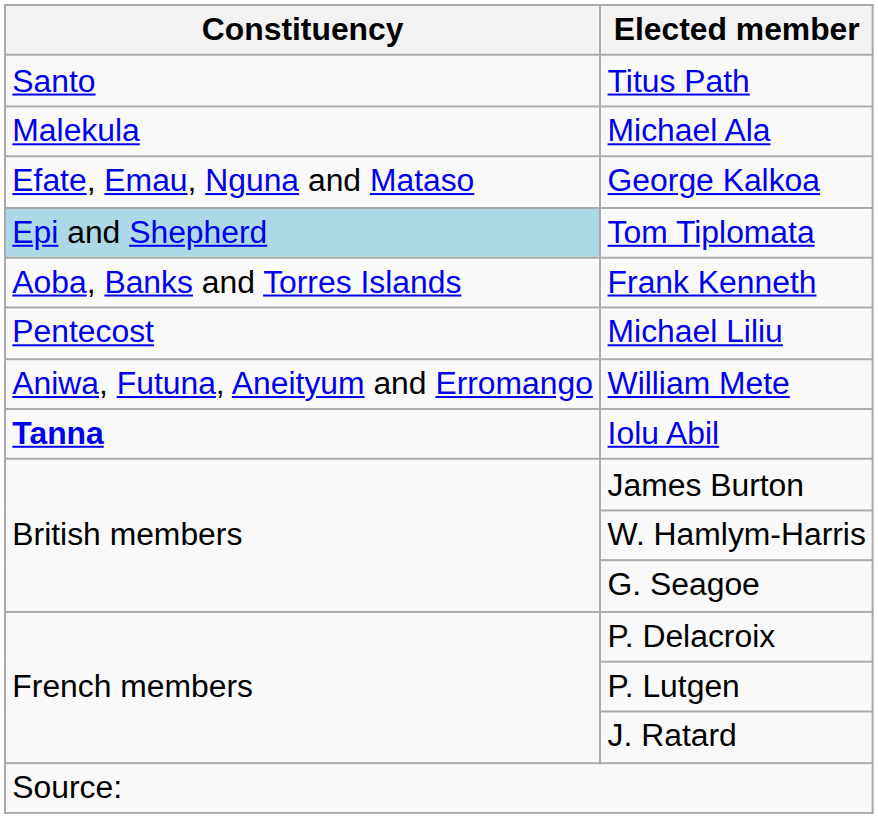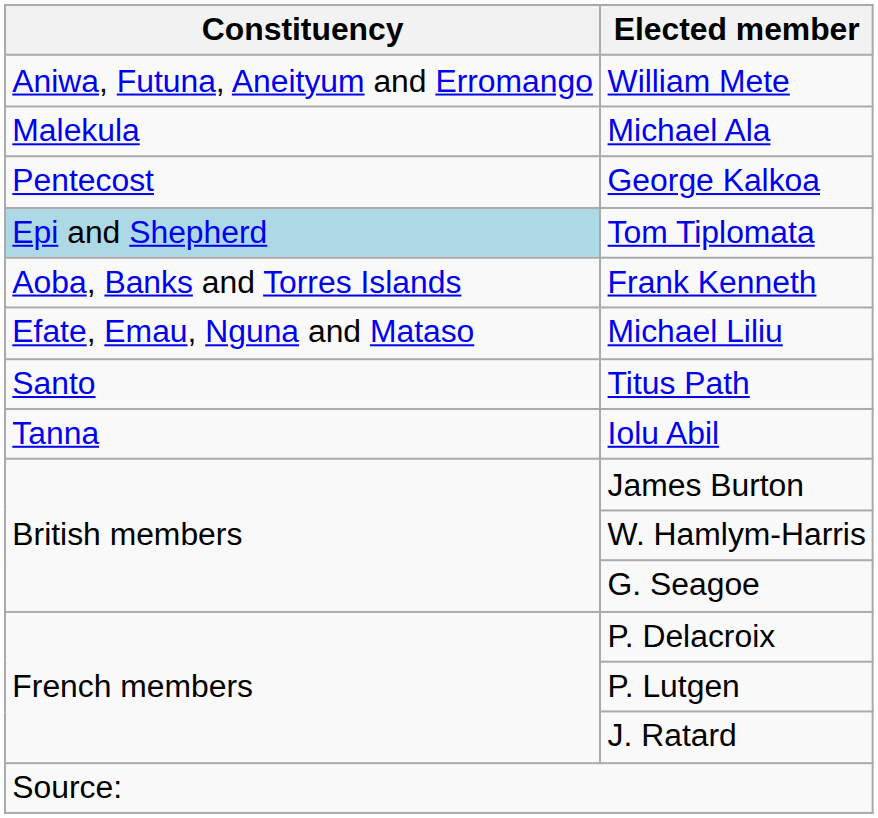rows swapped: (699, 383) <-> (679, 80)
(243, 181) Efate, Emau, Nguna and Mataso -> (83, 181) Pentecost
(83, 332) Pentecost -> (243, 332) Efate, Emau, Nguna and Mataso
(58, 433) bold -> (56, 433) normal
